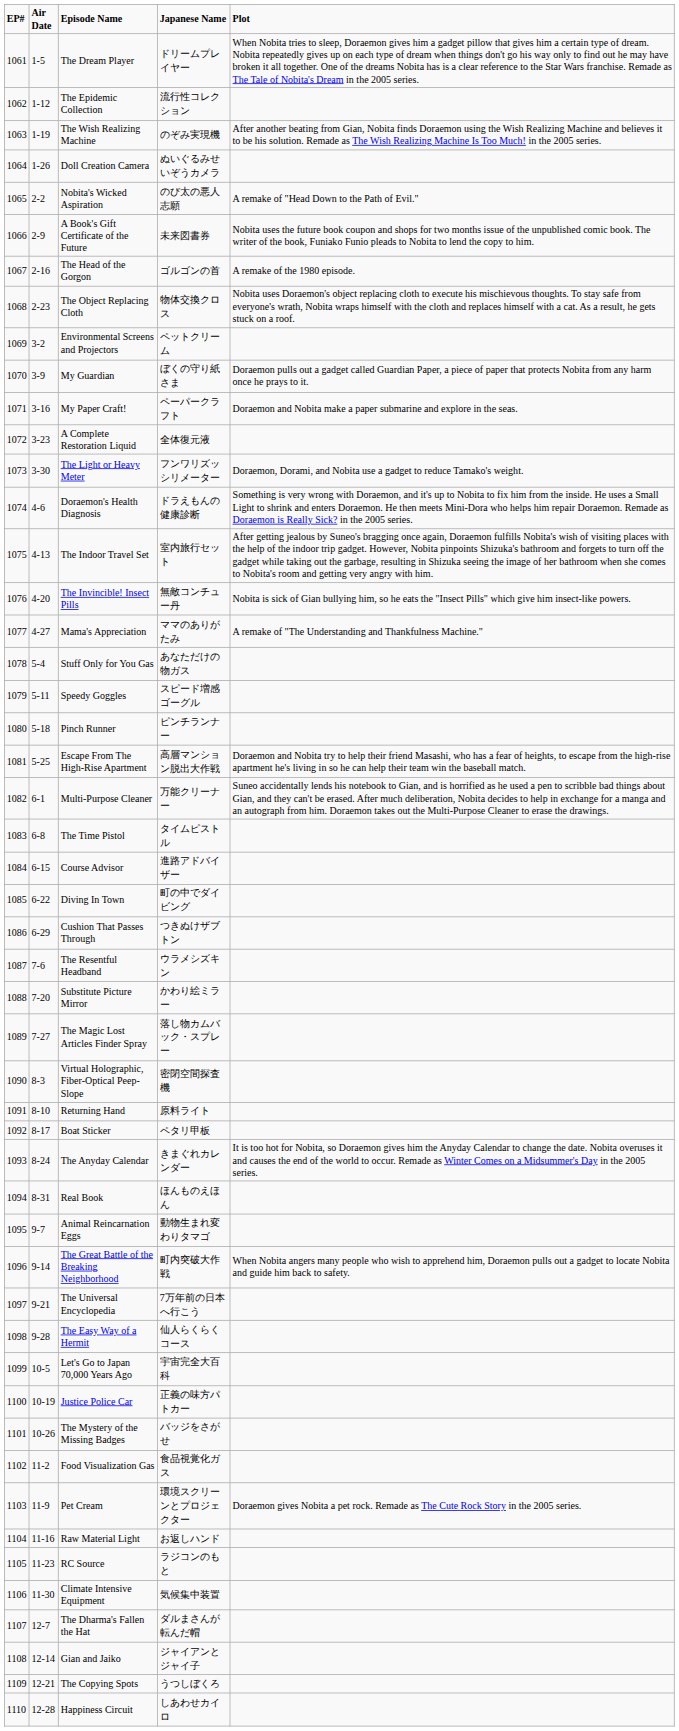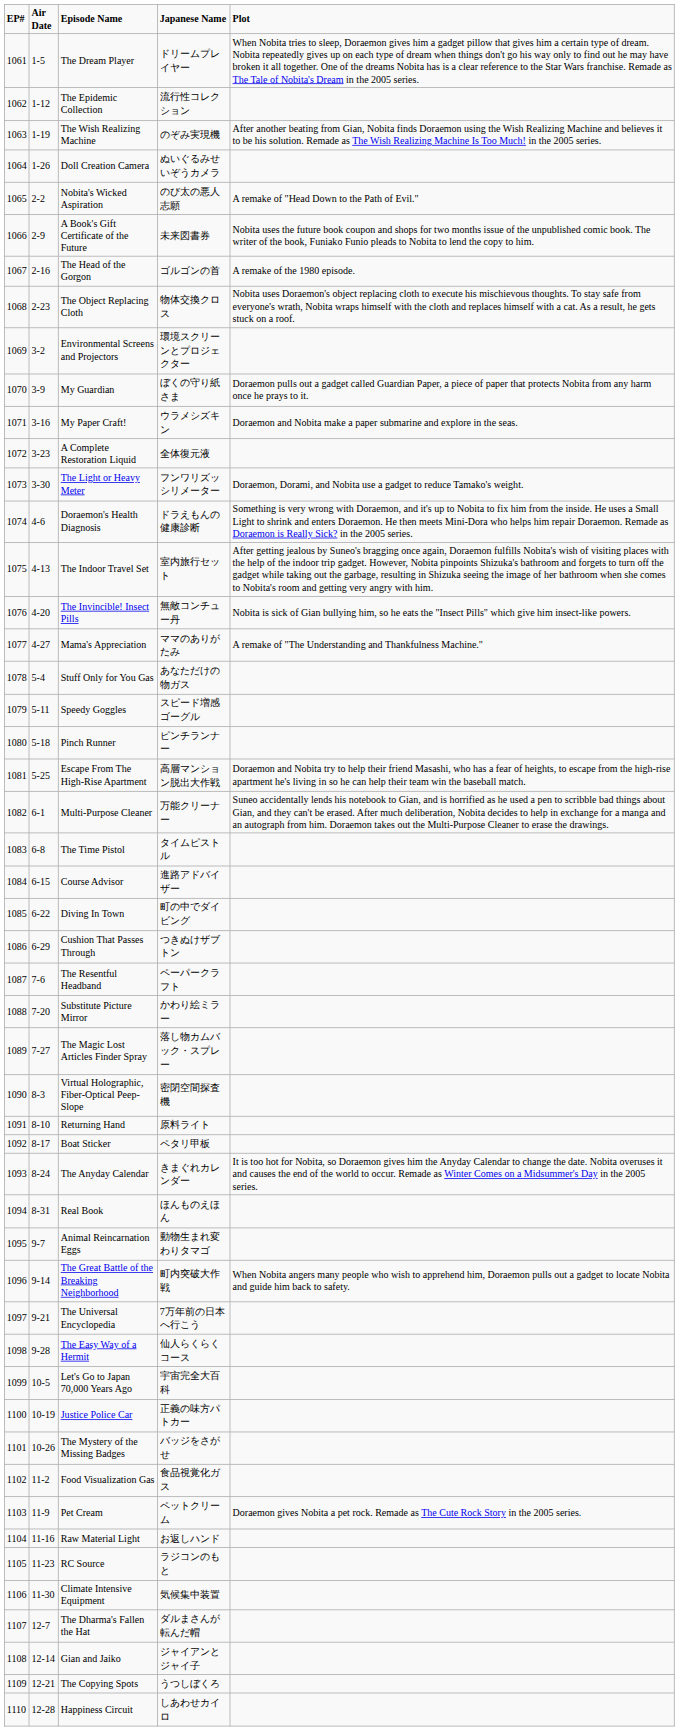(190, 343) ペットクリーム -> (190, 350) 環境スクリーンとプロジェクター
(190, 408) ペーパークラフト -> (190, 422) ウラメシズキン
(190, 965) ウラメシズキン -> (190, 979) ペーパークラフト
(190, 1506) 環境スクリーンとプロジェクター -> (190, 1513) ペットクリーム
